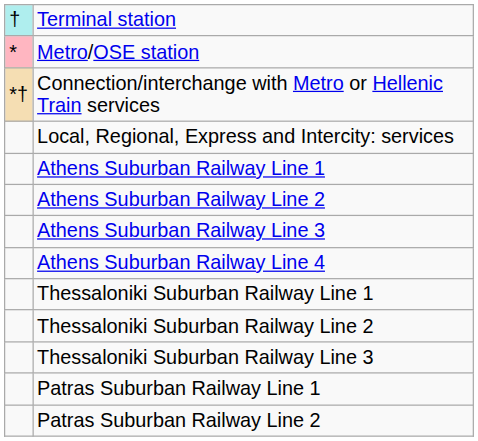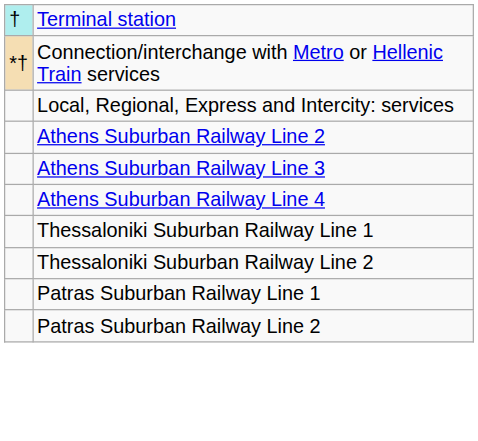- row: (118, 51)
- row: (181, 168)
- row: (205, 357)
